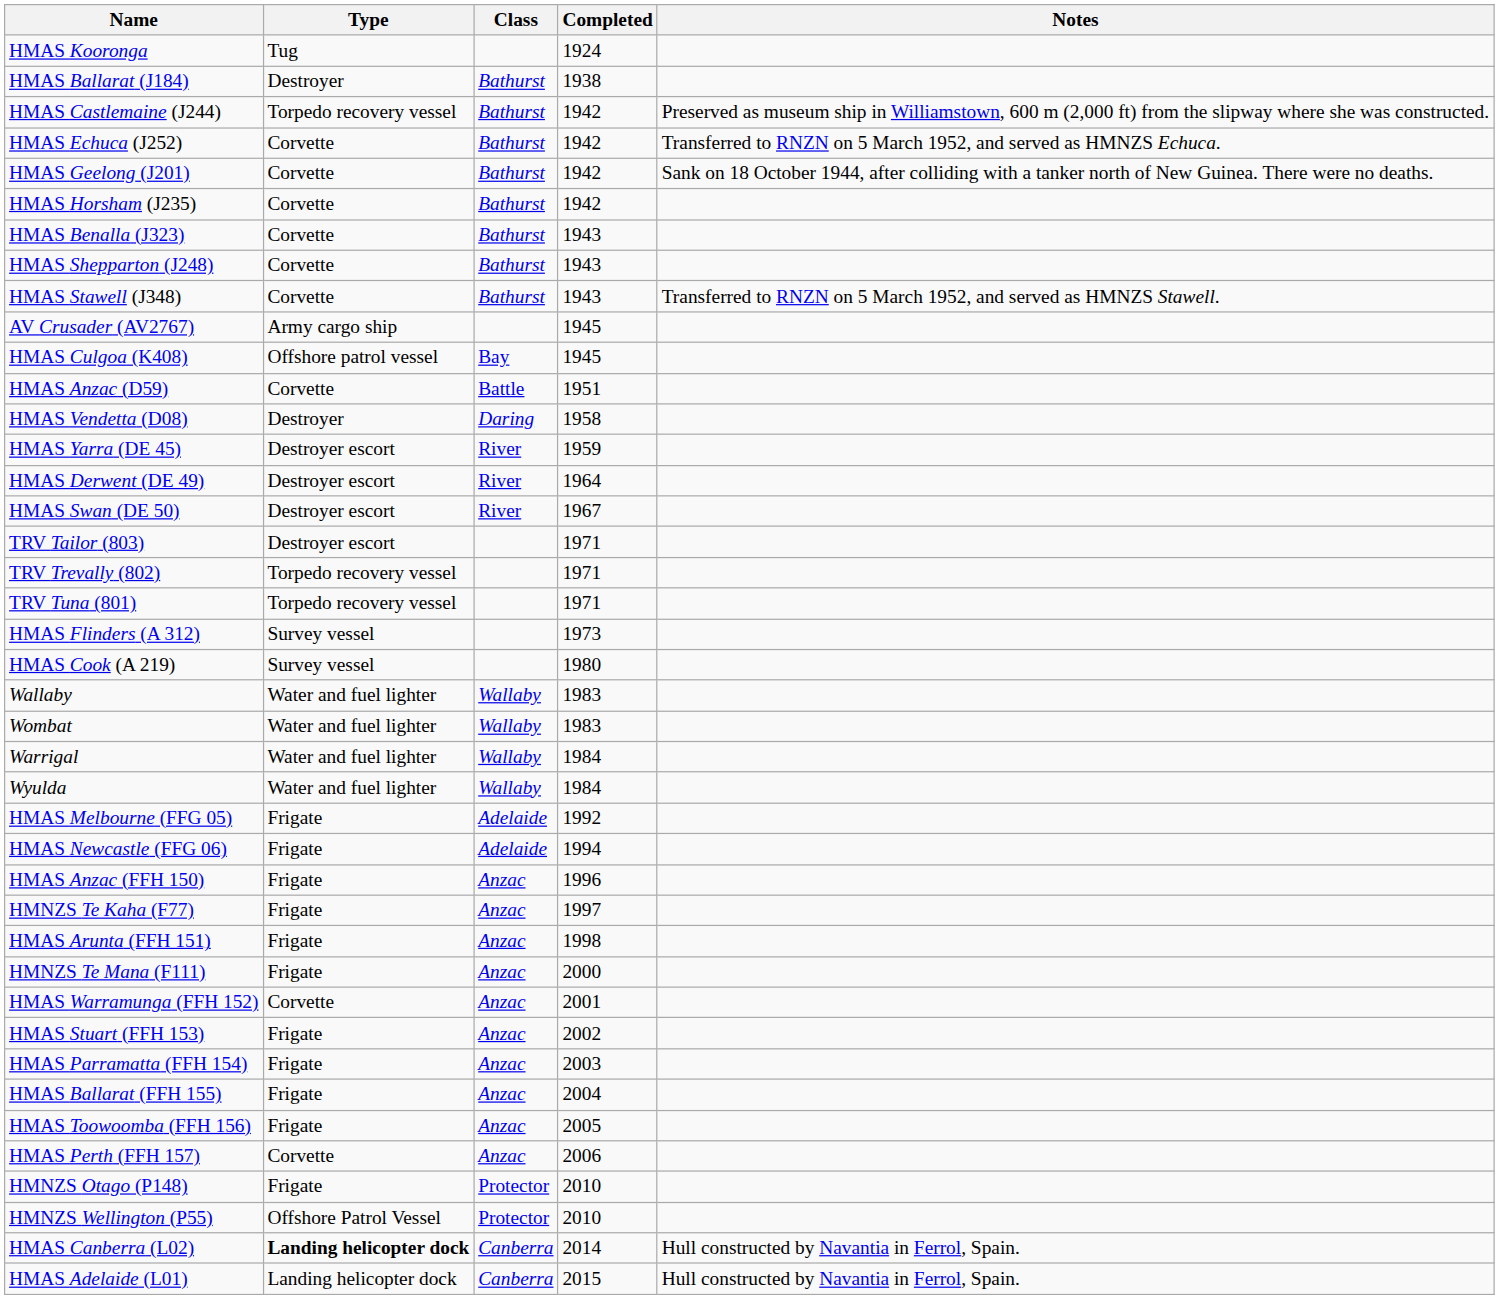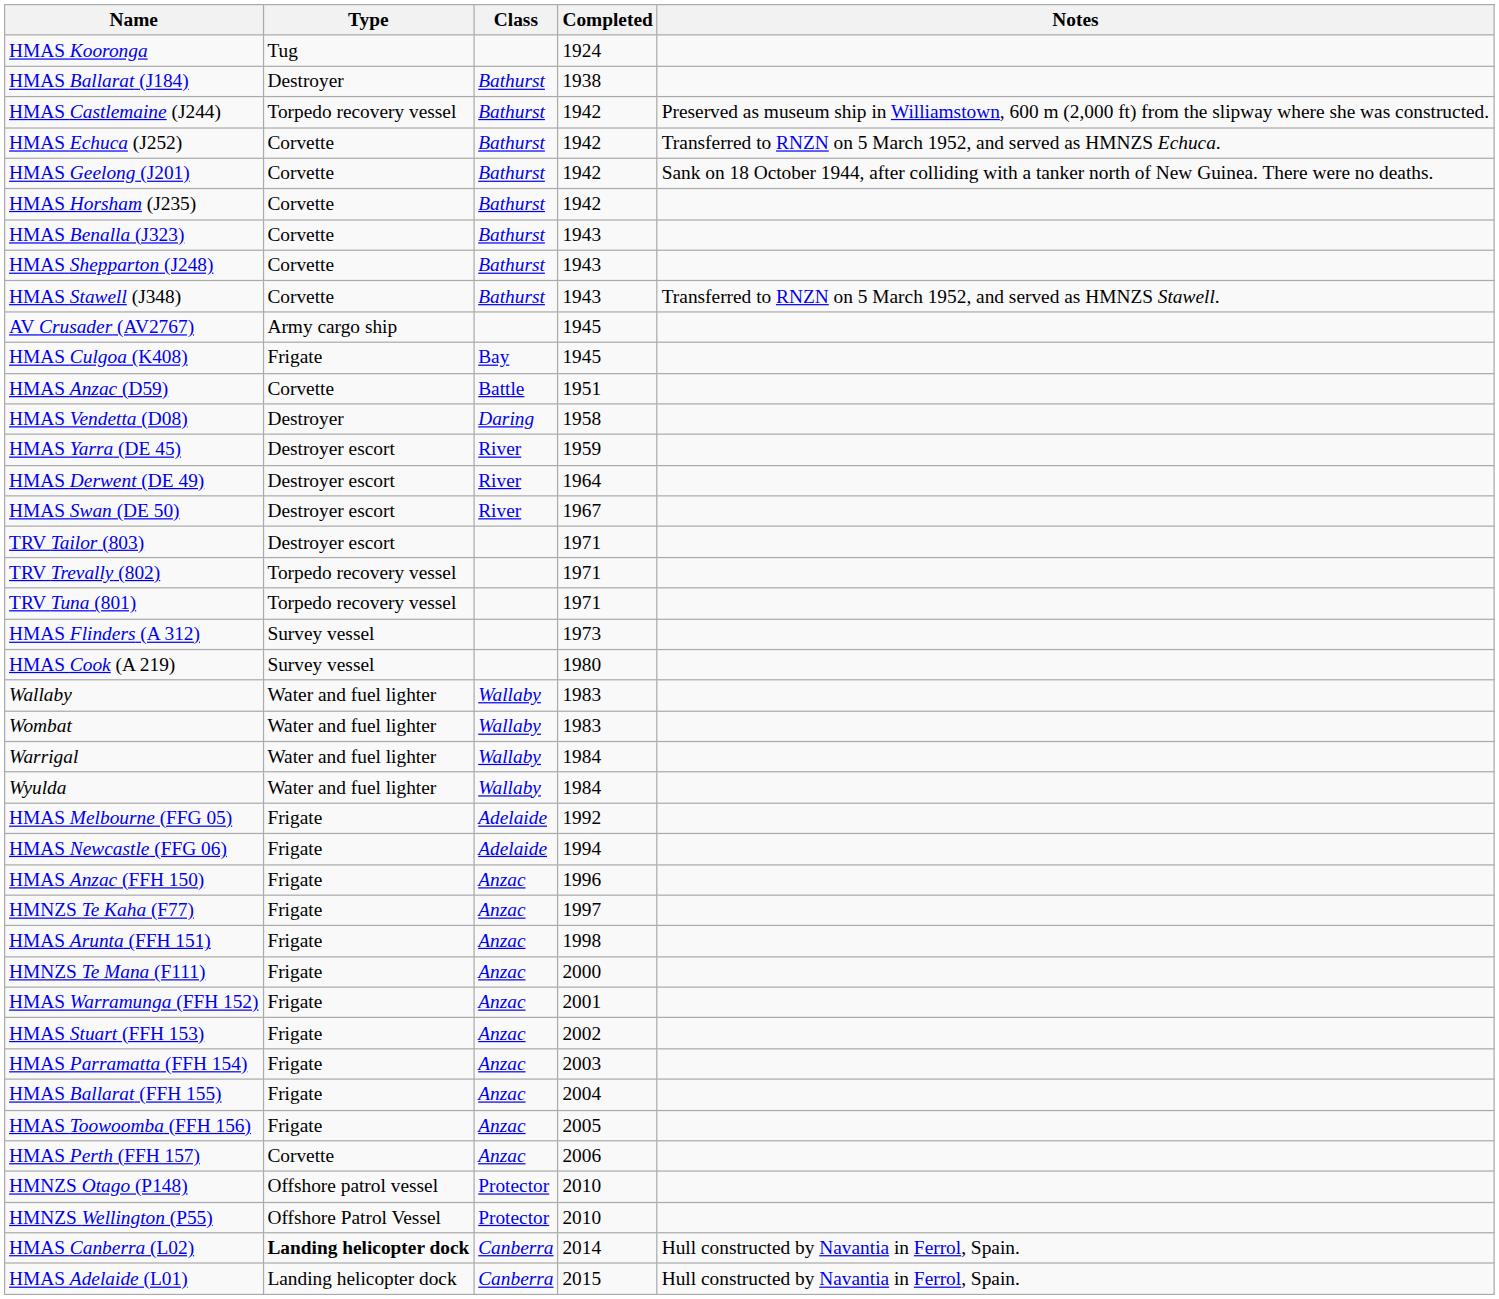(353, 357) Offshore patrol vessel -> (295, 357) Frigate
(301, 1002) Corvette -> (295, 1002) Frigate
(295, 1186) Frigate -> (353, 1186) Offshore patrol vessel
